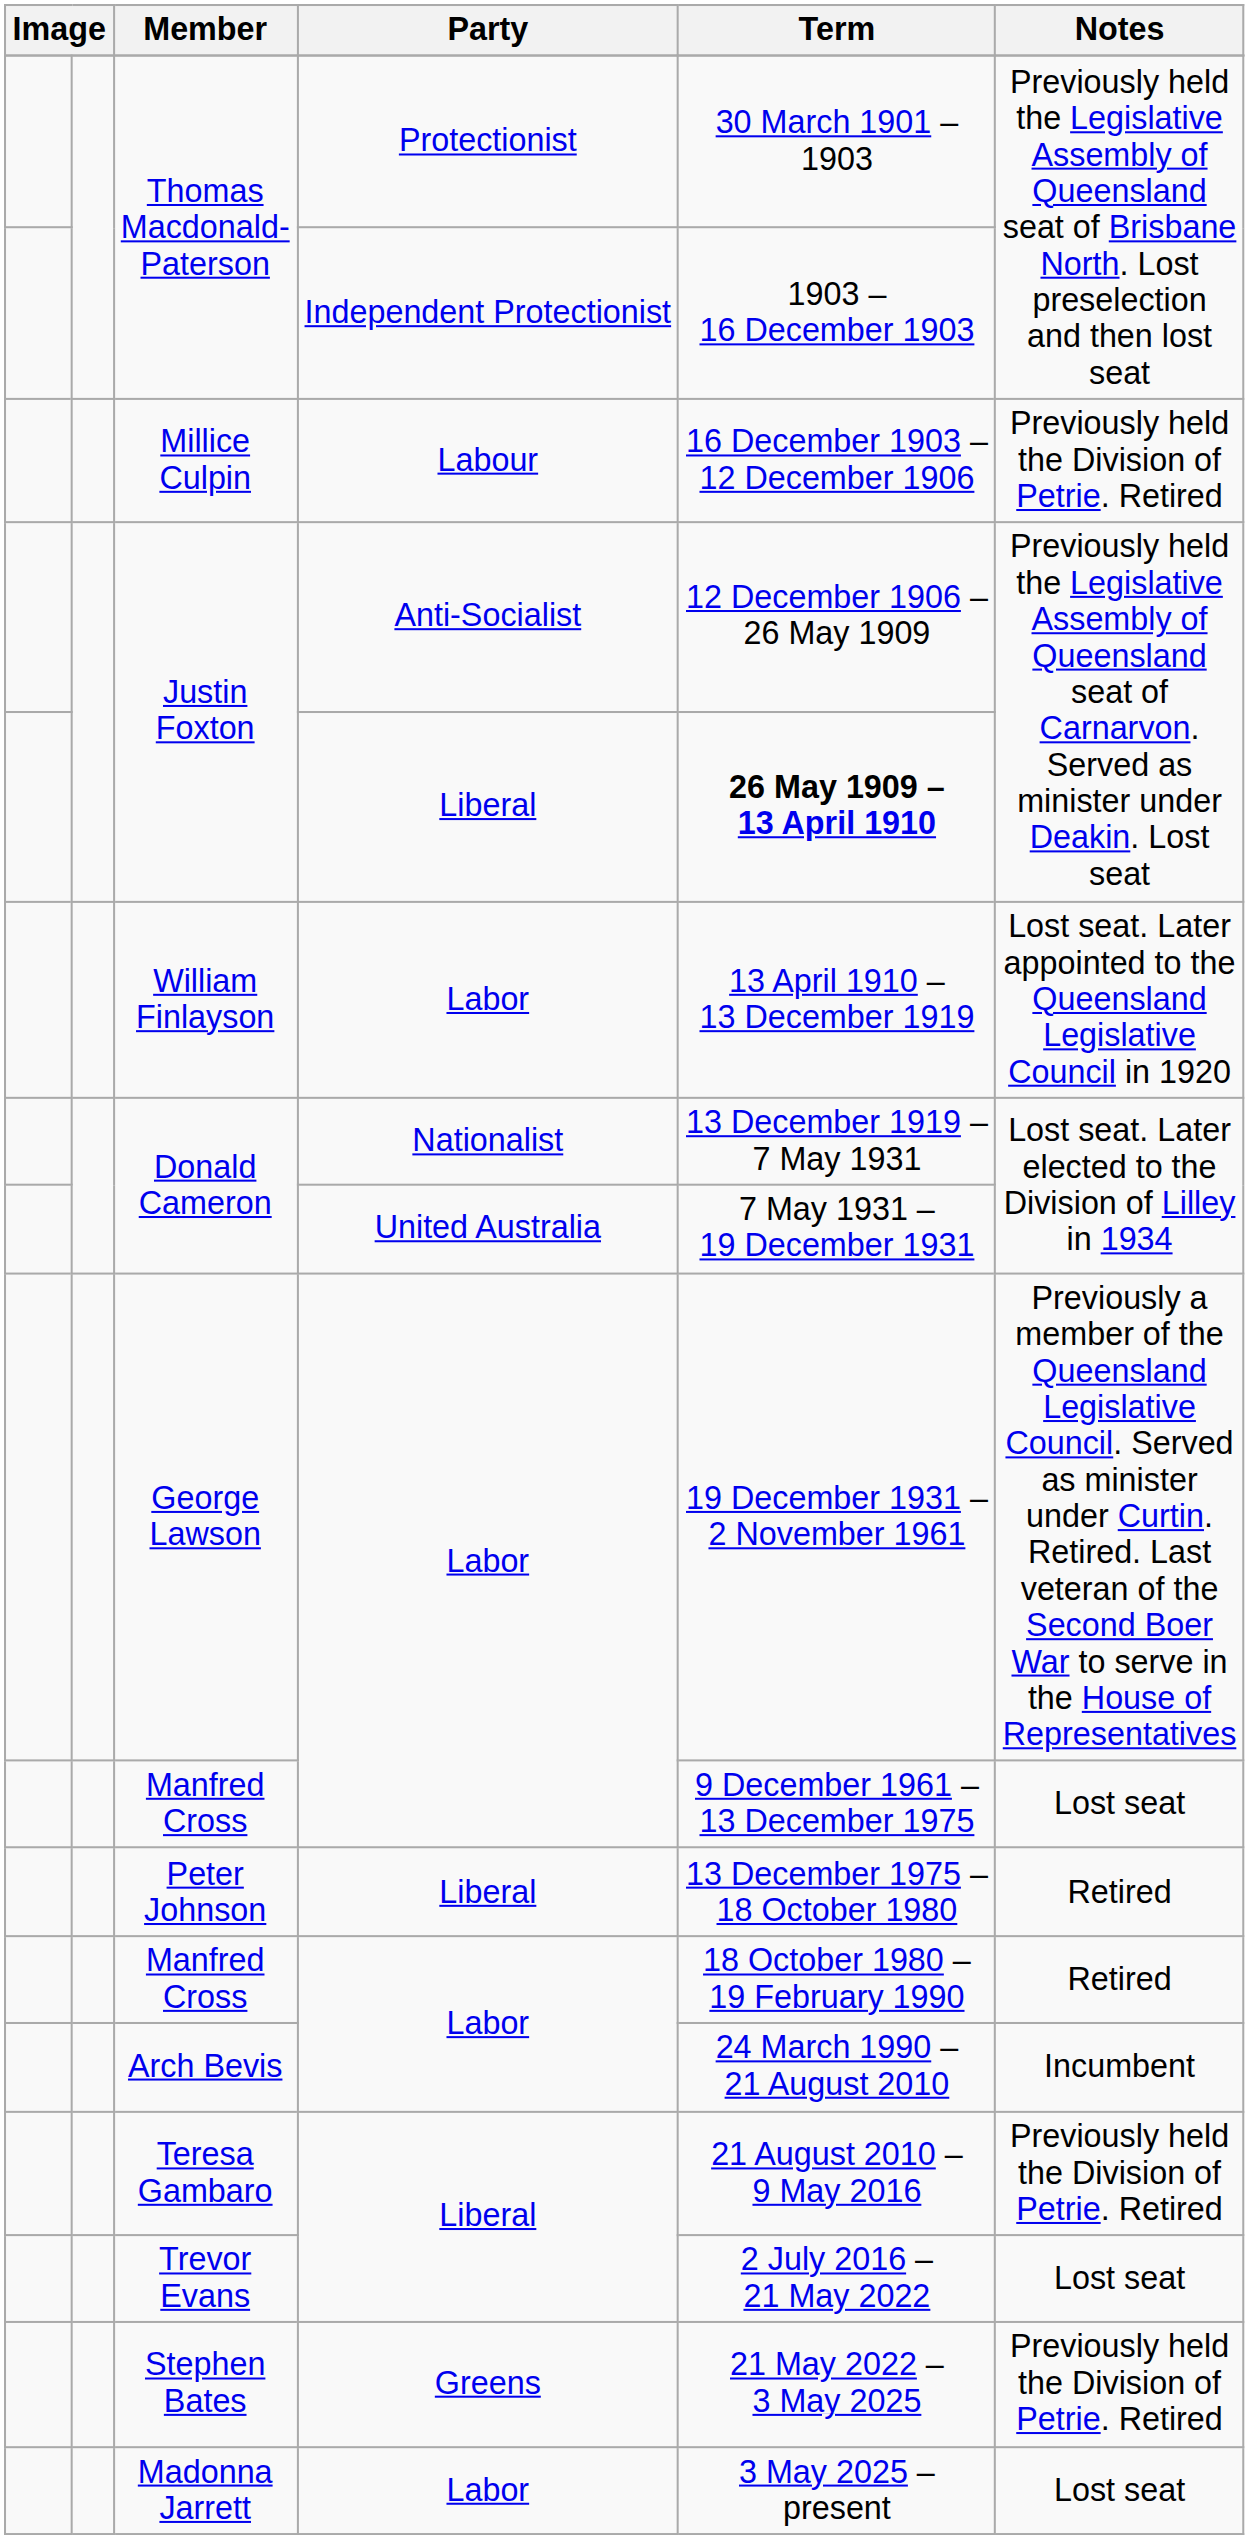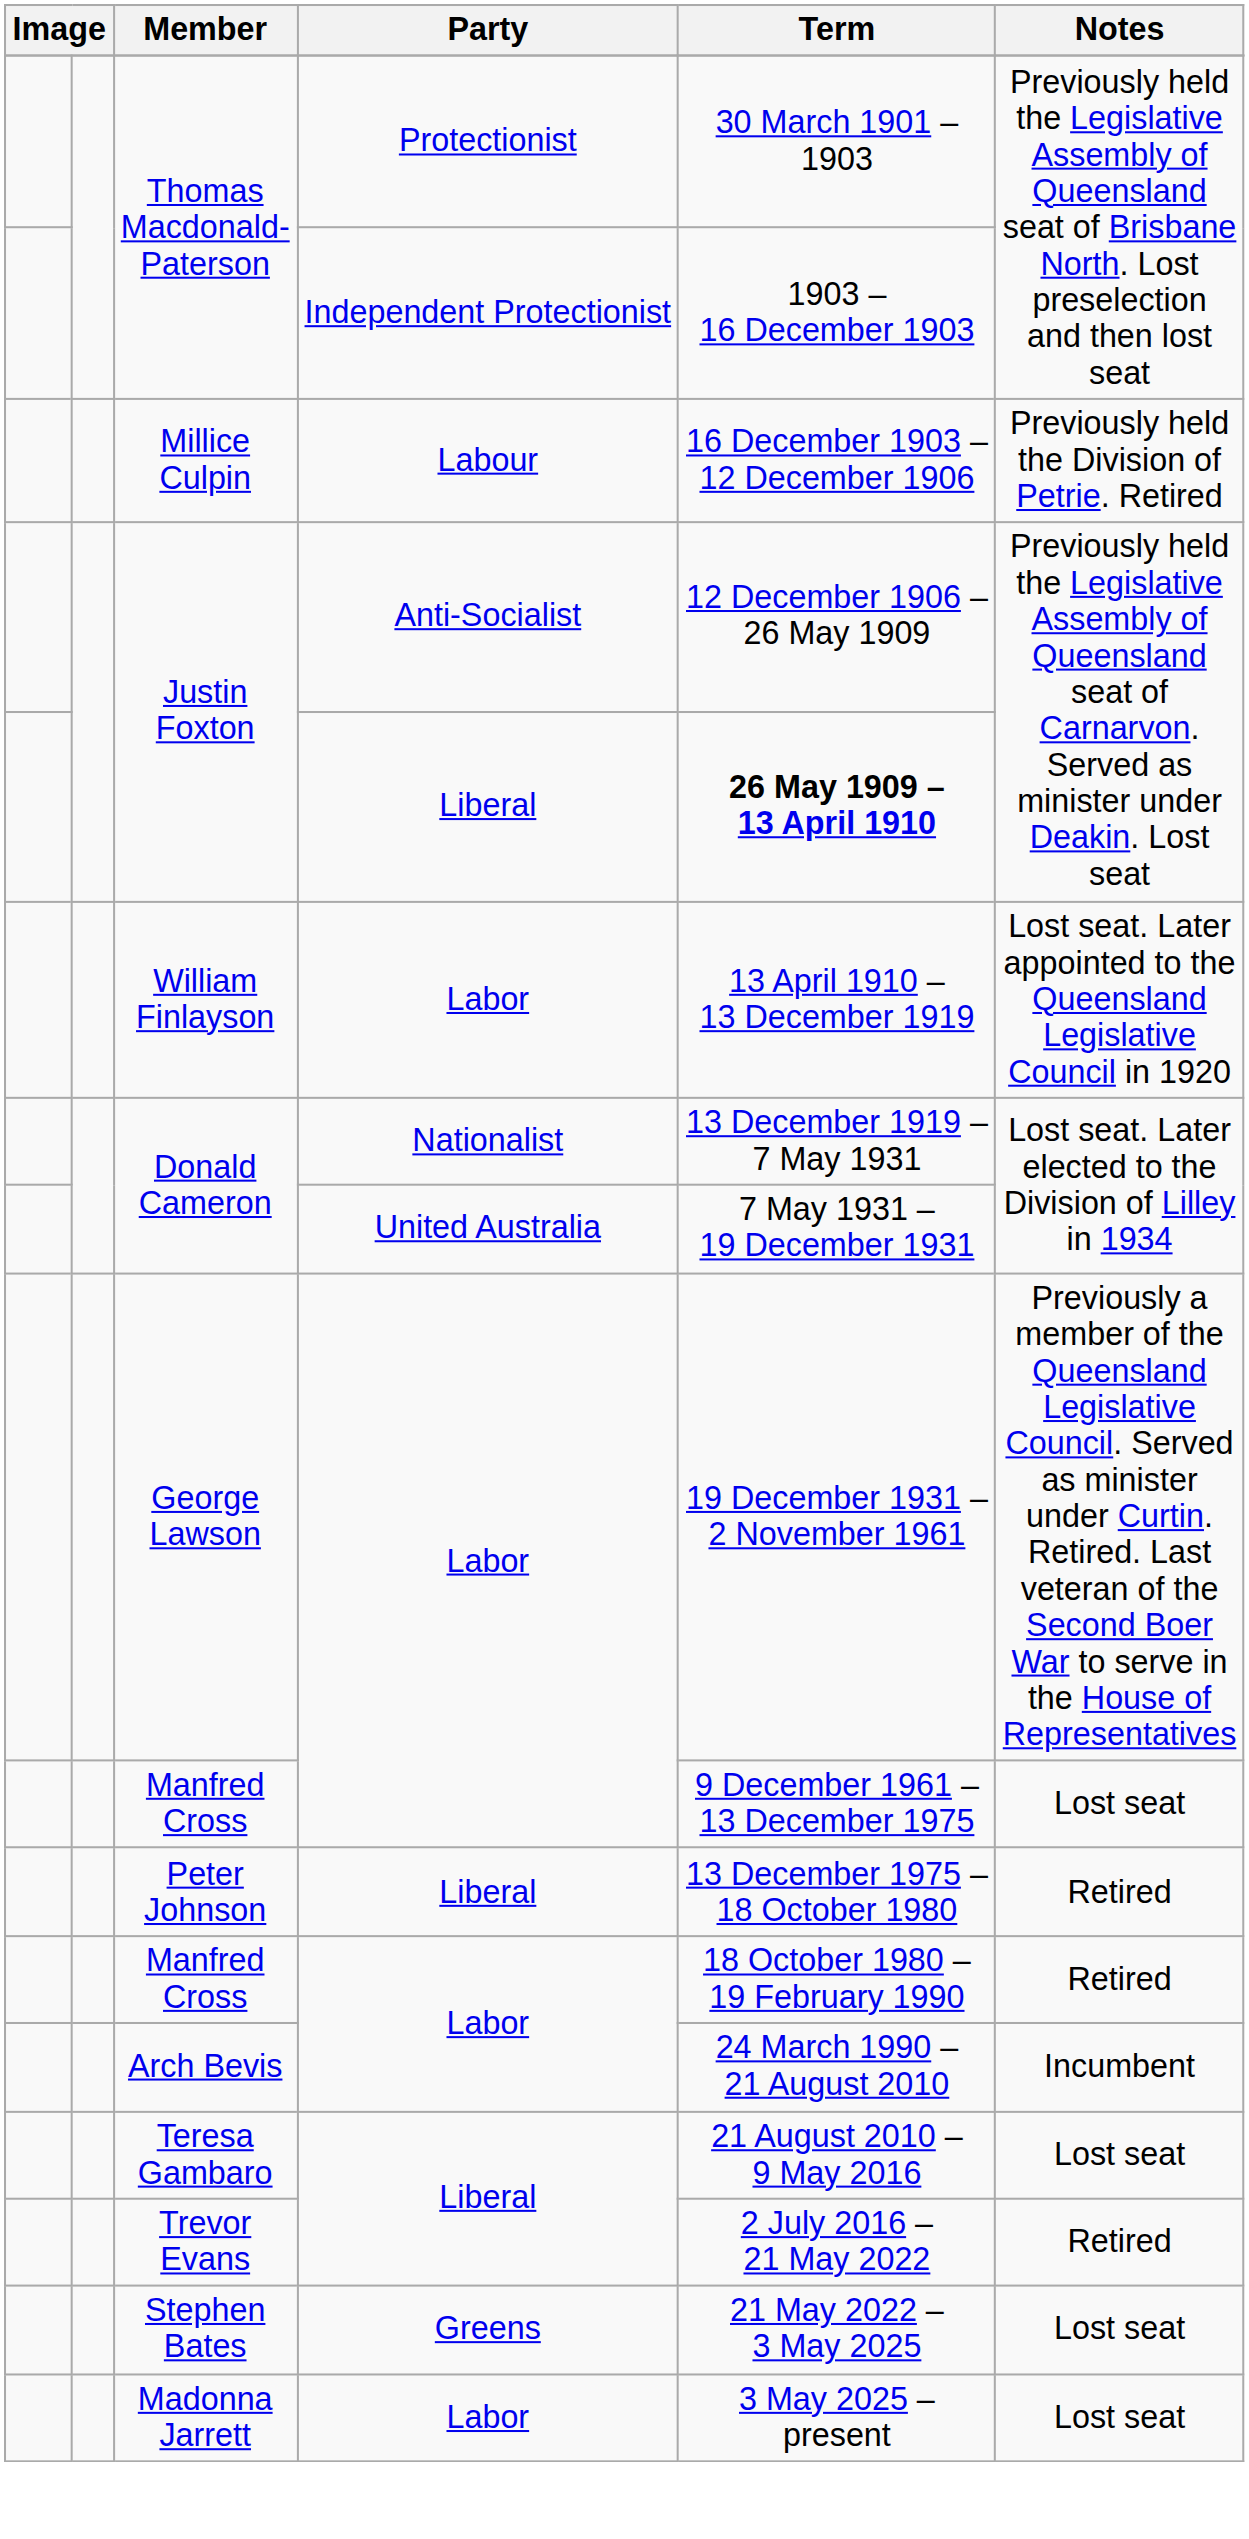(1120, 2172) Previously held the Division of Petrie. Retired -> (1120, 2154) Lost seat
(1120, 2278) Lost seat -> (1120, 2241) Retired
(1120, 2383) Previously held the Division of Petrie. Retired -> (1120, 2329) Lost seat
